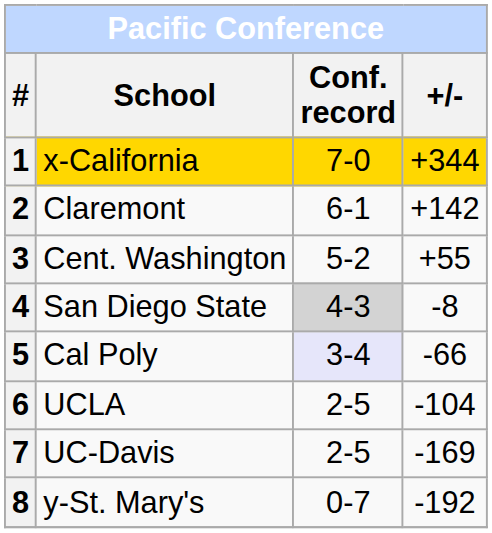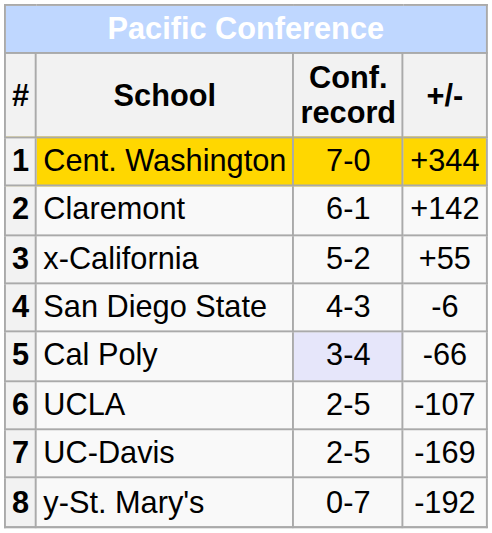(121, 160) x-California -> (165, 160) Cent. Washington
(165, 258) Cent. Washington -> (121, 258) x-California
(348, 307) lightgrey background -> (348, 307) no background
(445, 307) -8 -> (445, 307) -6
(445, 404) -104 -> (445, 404) -107
